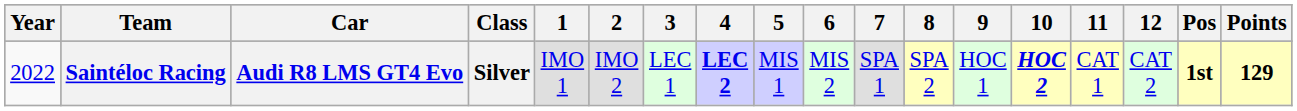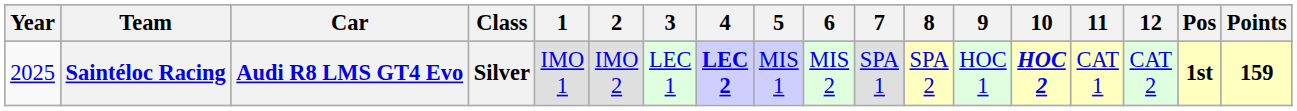(33, 72) 2022 -> (33, 72) 2025
(1257, 72) 129 -> (1257, 72) 159
